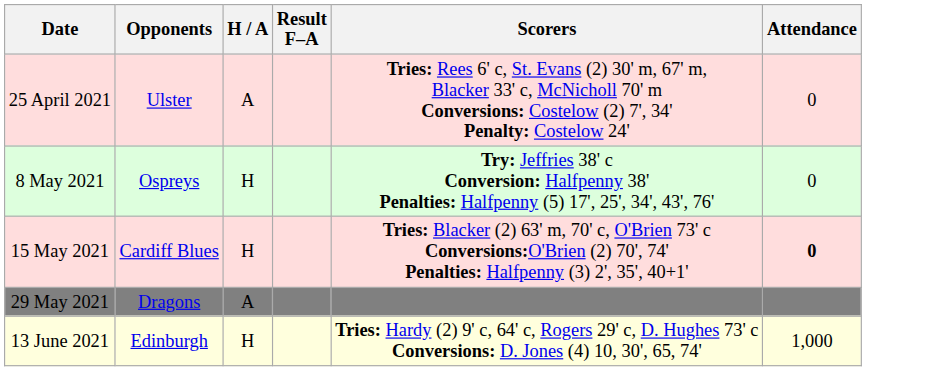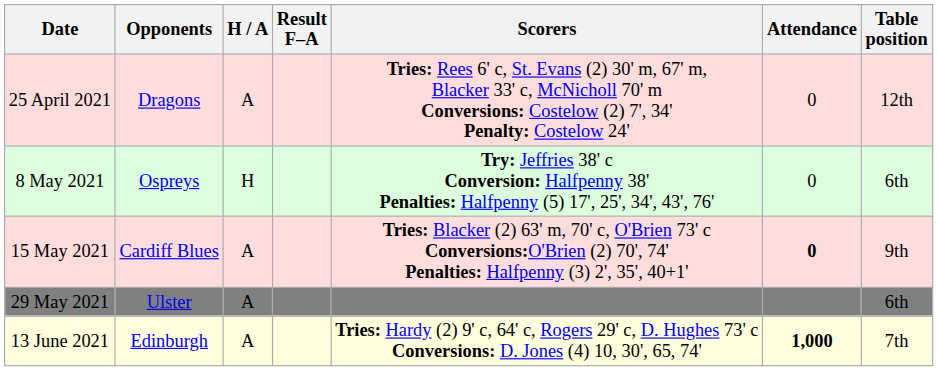+ column: (897, 29)
(169, 100) Ulster -> (169, 100) Dragons
(248, 251) H -> (248, 251) A
(169, 301) Dragons -> (169, 301) Ulster
(248, 340) H -> (248, 340) A
(812, 340) normal -> (812, 340) bold
